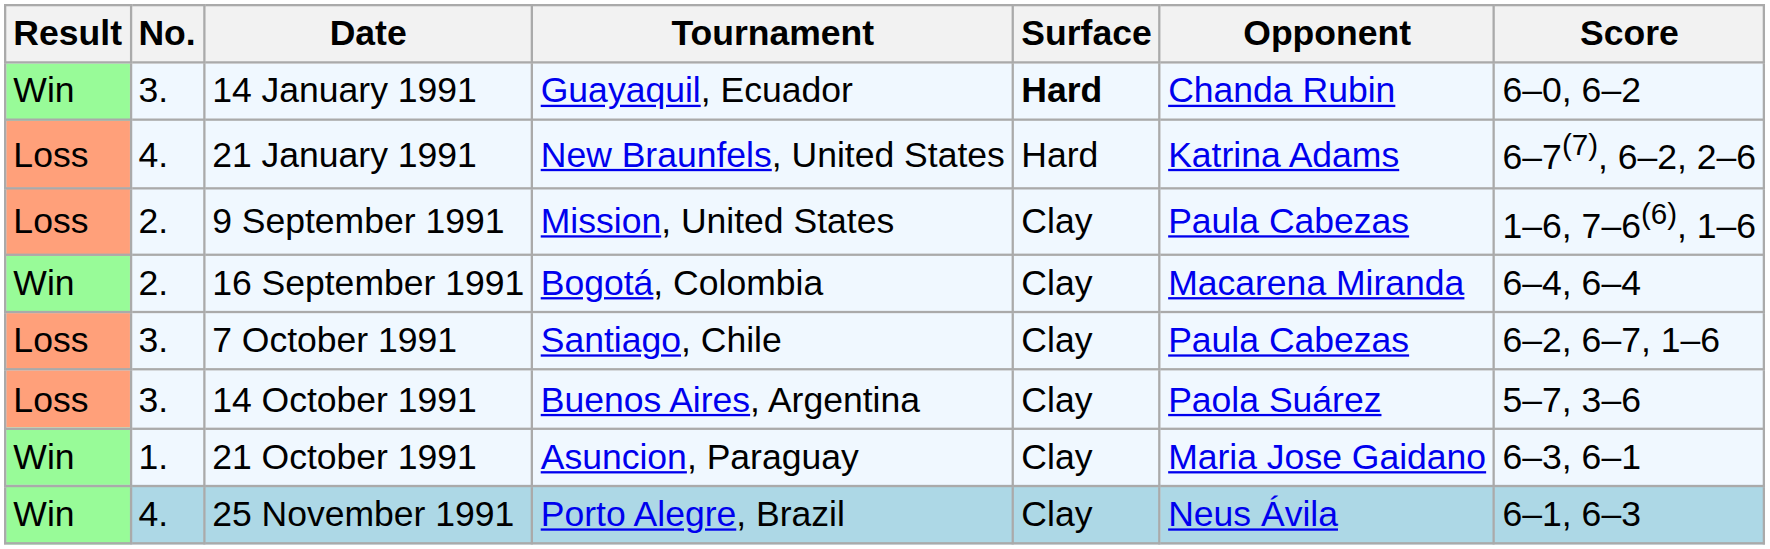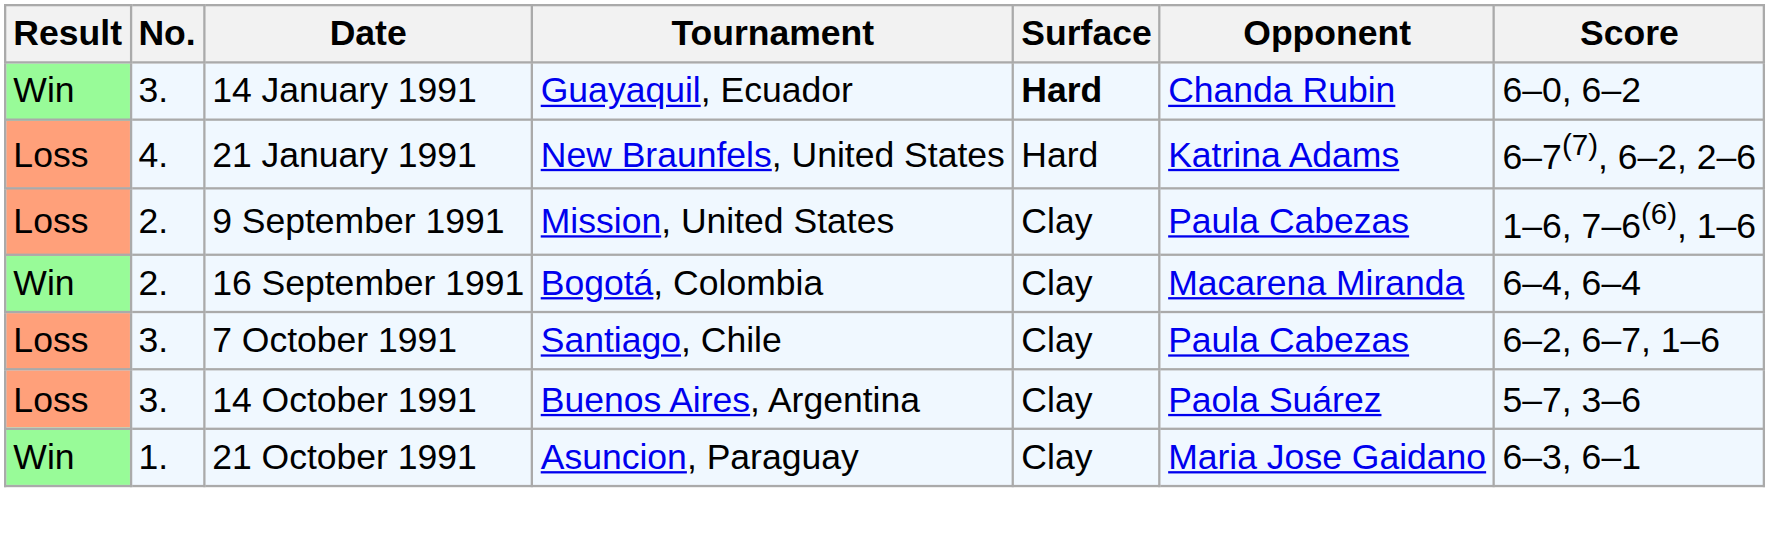- row: (363, 513)
